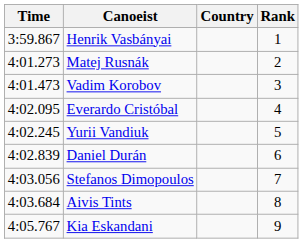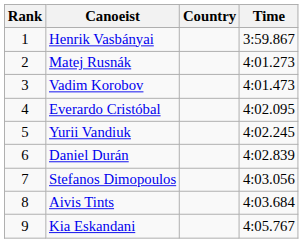columns swapped: (278, 16) <-> (34, 16)
